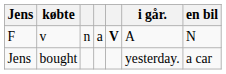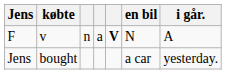columns swapped: (202, 15) <-> (152, 15)
